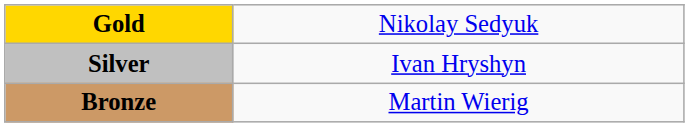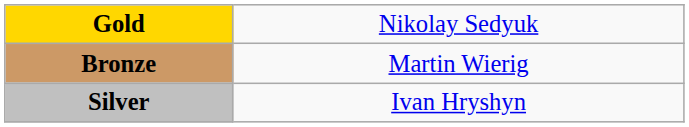rows swapped: (119, 63) <-> (119, 102)
